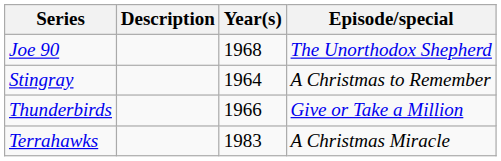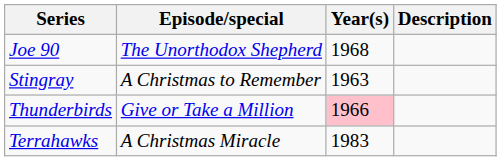columns swapped: (391, 19) <-> (168, 19)
(243, 79) 1964 -> (350, 79) 1963
(243, 110) no background -> (350, 110) pink background
